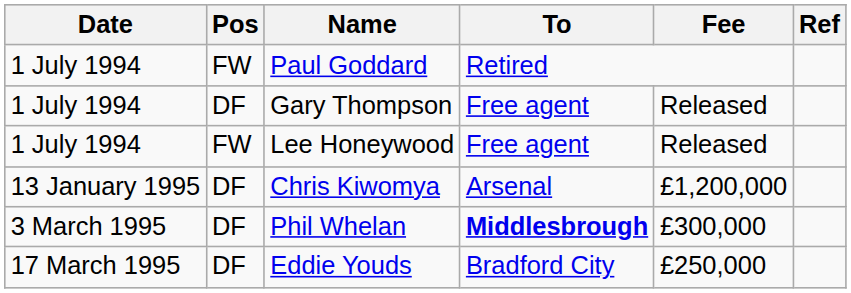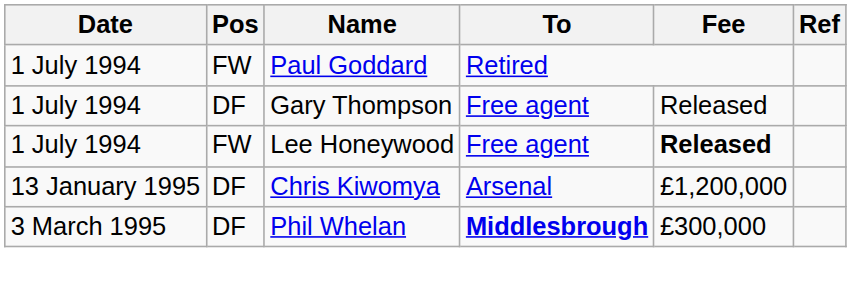(714, 145) normal -> (716, 145) bold
- row: (341, 266)
